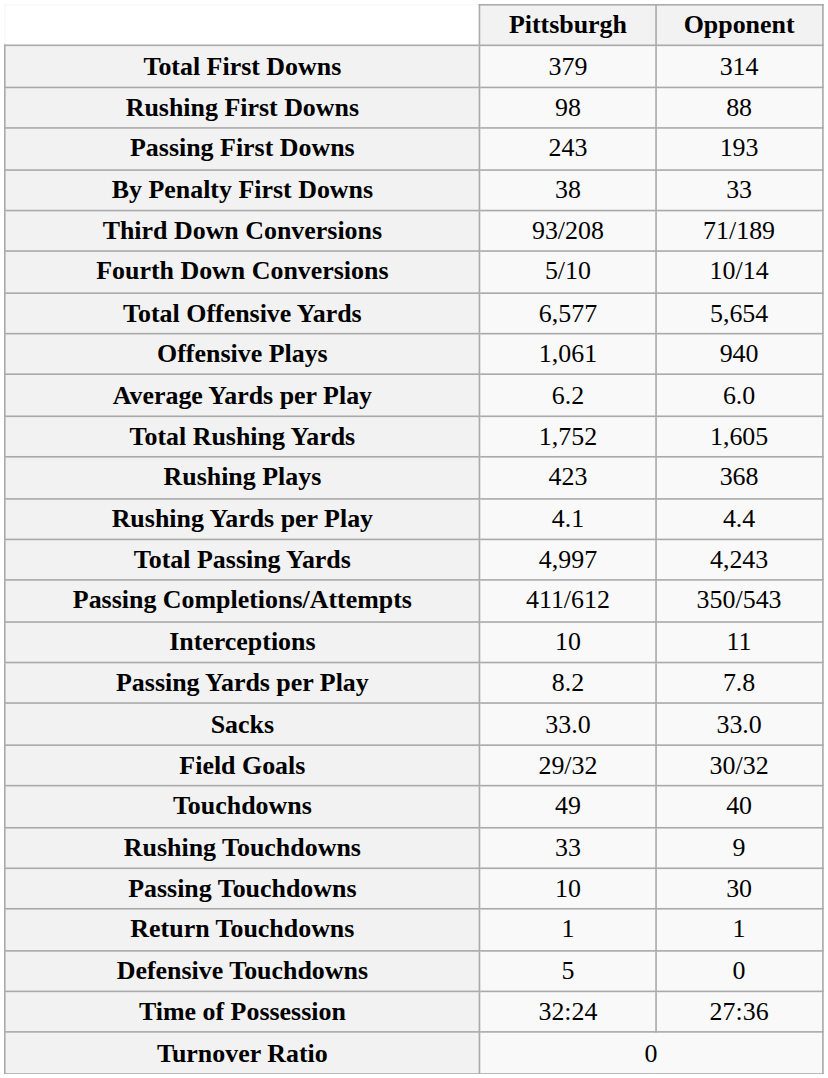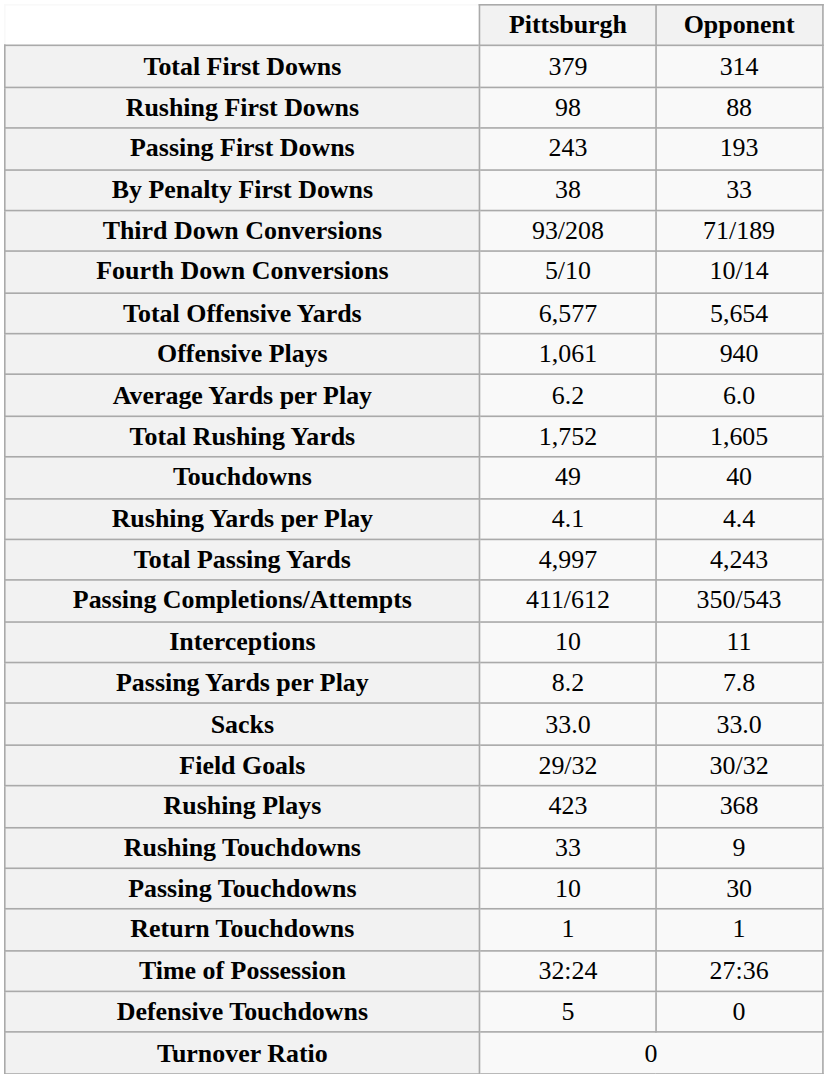rows swapped: (242, 477) <-> (242, 806)
rows swapped: (242, 970) <-> (242, 1011)
